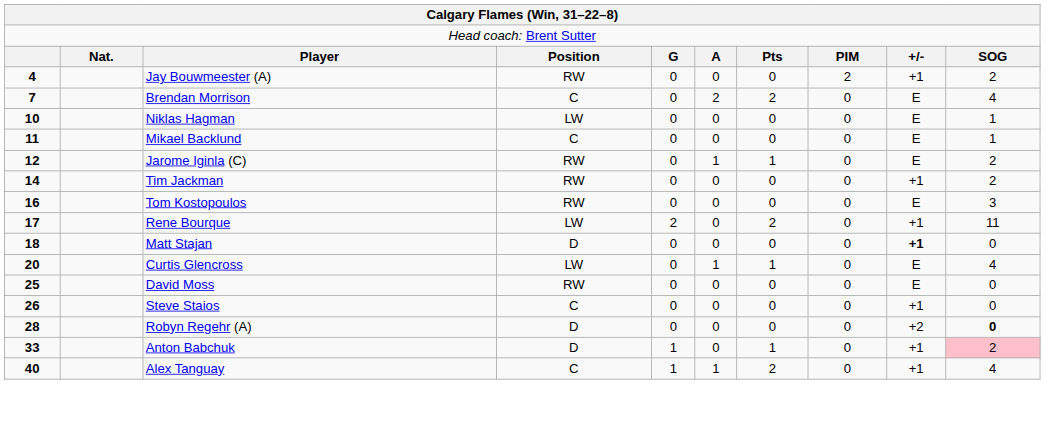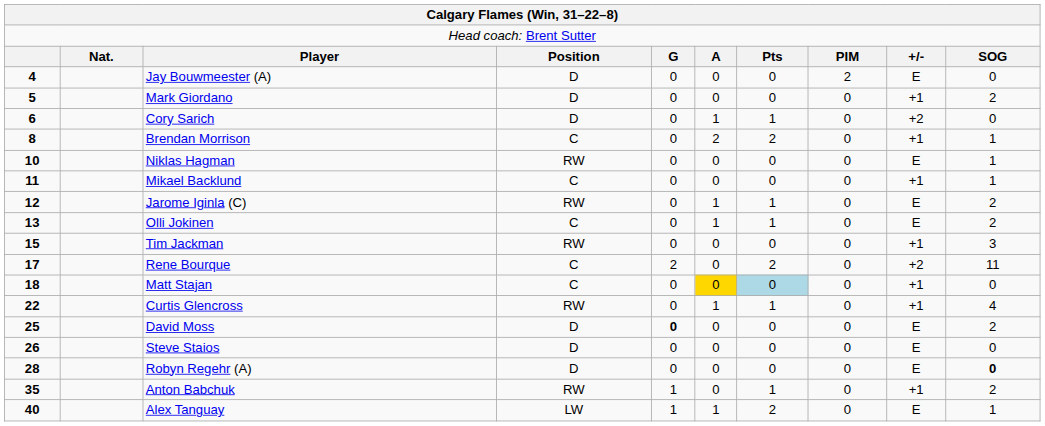(574, 77) RW -> (574, 77) D
(916, 77) +1 -> (916, 77) E
(993, 77) 2 -> (993, 77) 0
+ row: (189, 98)
+ row: (180, 118)
(32, 98) 7 -> (32, 139) 8
(916, 98) E -> (916, 139) +1
(993, 98) 4 -> (993, 139) 1
(574, 118) LW -> (574, 160) RW
(916, 139) E -> (916, 181) +1
+ row: (180, 222)
(32, 181) 14 -> (32, 243) 15
(993, 181) 2 -> (993, 243) 3
- row: (196, 202)
(574, 222) LW -> (574, 264) C
(916, 222) +1 -> (916, 264) +2
(574, 243) D -> (574, 285) C
(716, 243) no background -> (716, 285) gold background
(772, 243) no background -> (772, 285) lightblue background
(916, 243) bold -> (916, 285) normal
(32, 264) 20 -> (32, 306) 22
(574, 264) LW -> (574, 306) RW
(916, 264) E -> (916, 306) +1
(574, 285) RW -> (574, 327) D
(673, 285) normal -> (673, 327) bold
(993, 285) 0 -> (993, 327) 2
(574, 306) C -> (574, 347) D
(916, 306) +1 -> (916, 347) E
(916, 327) +2 -> (916, 368) E
(32, 347) 33 -> (32, 389) 35
(574, 347) D -> (574, 389) RW
(993, 347) pink background -> (993, 389) no background
(574, 368) C -> (574, 410) LW
(916, 368) +1 -> (916, 410) E
(993, 368) 4 -> (993, 410) 1
